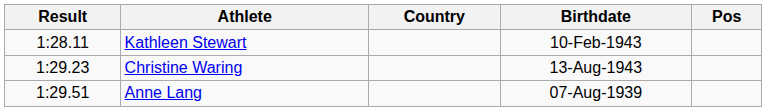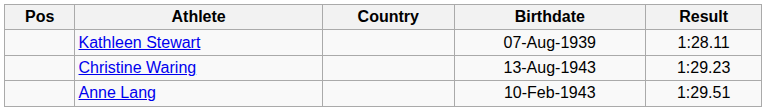columns swapped: (727, 17) <-> (63, 17)
(596, 42) 10-Feb-1943 -> (550, 42) 07-Aug-1939
(596, 93) 07-Aug-1939 -> (550, 93) 10-Feb-1943
